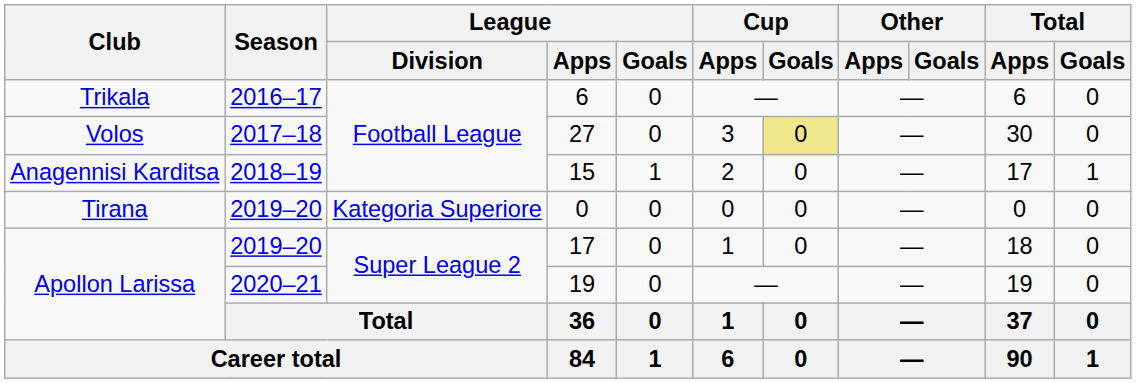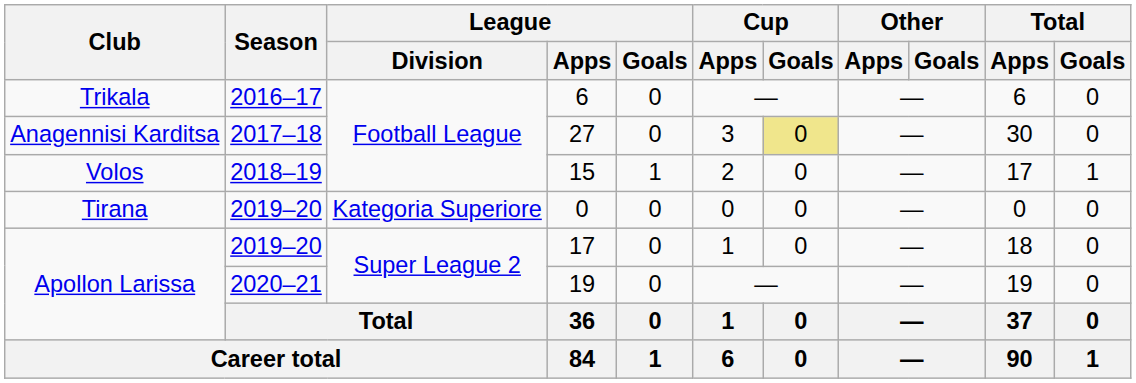(115, 135) Volos -> (115, 135) Anagennisi Karditsa
(115, 172) Anagennisi Karditsa -> (115, 172) Volos
